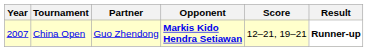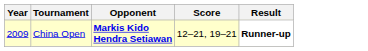- column: (126, 12)
(18, 33) 2007 -> (18, 33) 2009
